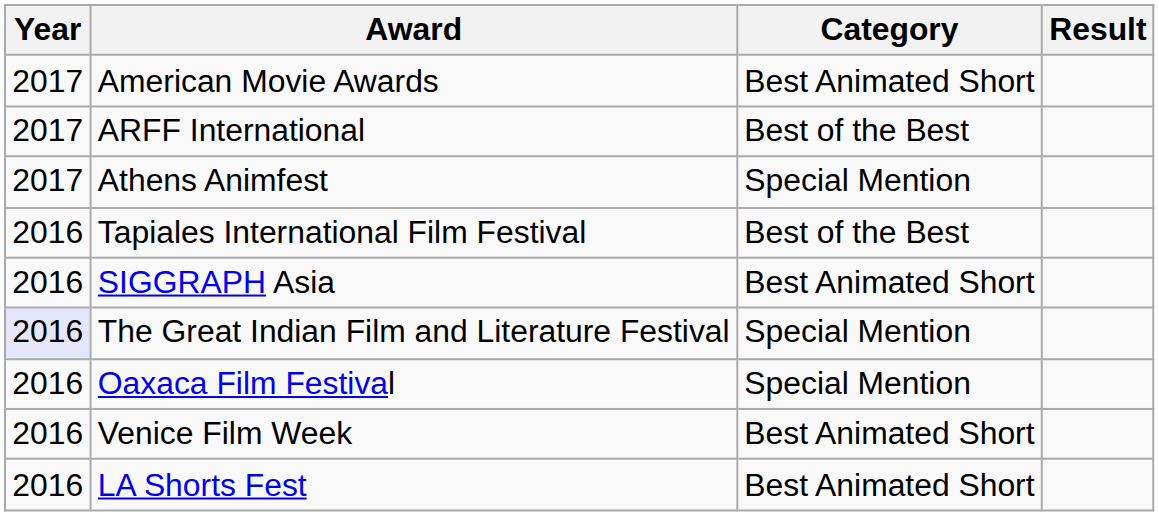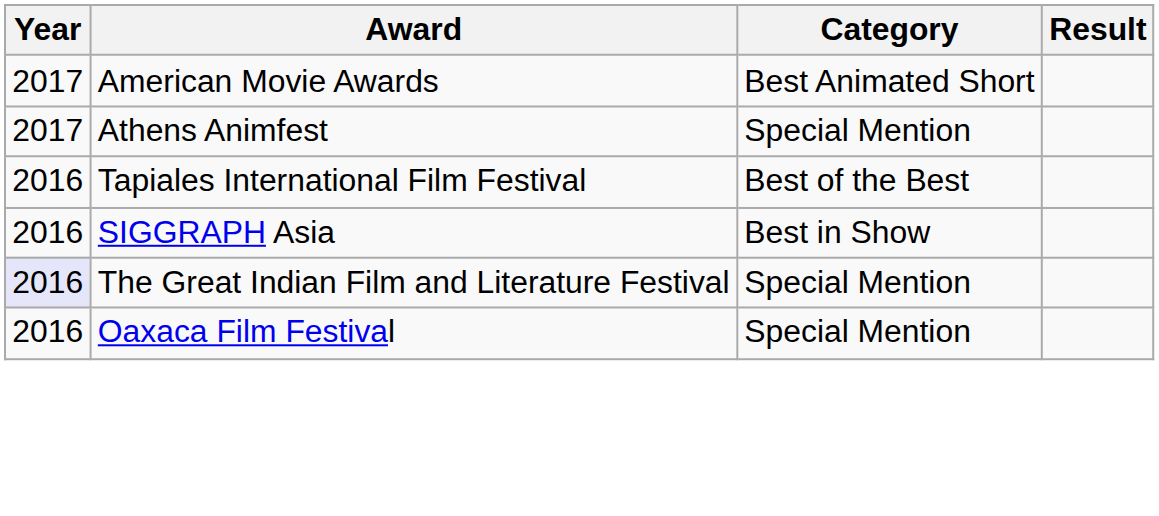- row: (231, 130)
(889, 282) Best Animated Short -> (837, 231) Best in Show
- row: (225, 433)
- row: (202, 484)
